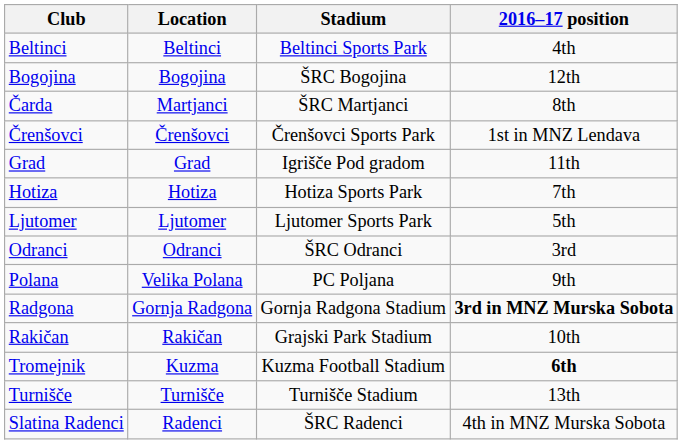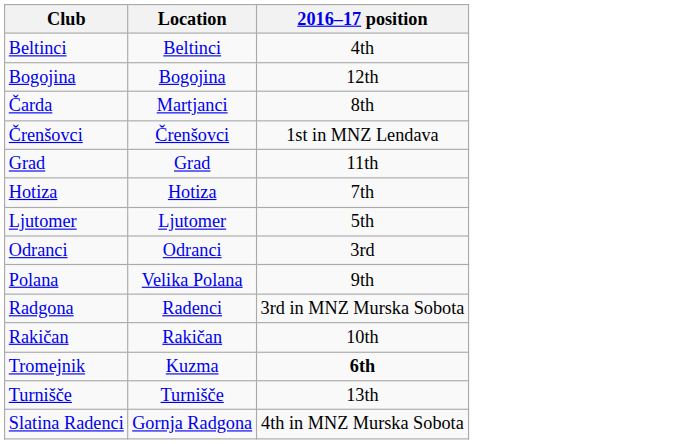- column: (353, 18)
(192, 308) Gornja Radgona -> (192, 308) Radenci
(564, 308) bold -> (362, 308) normal
(192, 423) Radenci -> (192, 423) Gornja Radgona
